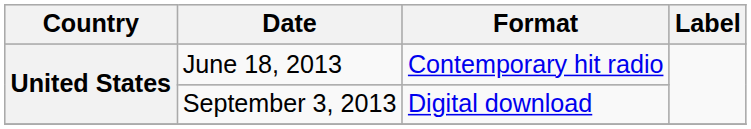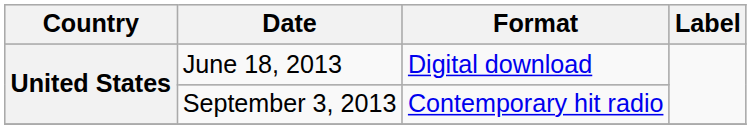(536, 64) Contemporary hit radio -> (500, 64) Digital download
(500, 104) Digital download -> (536, 104) Contemporary hit radio
